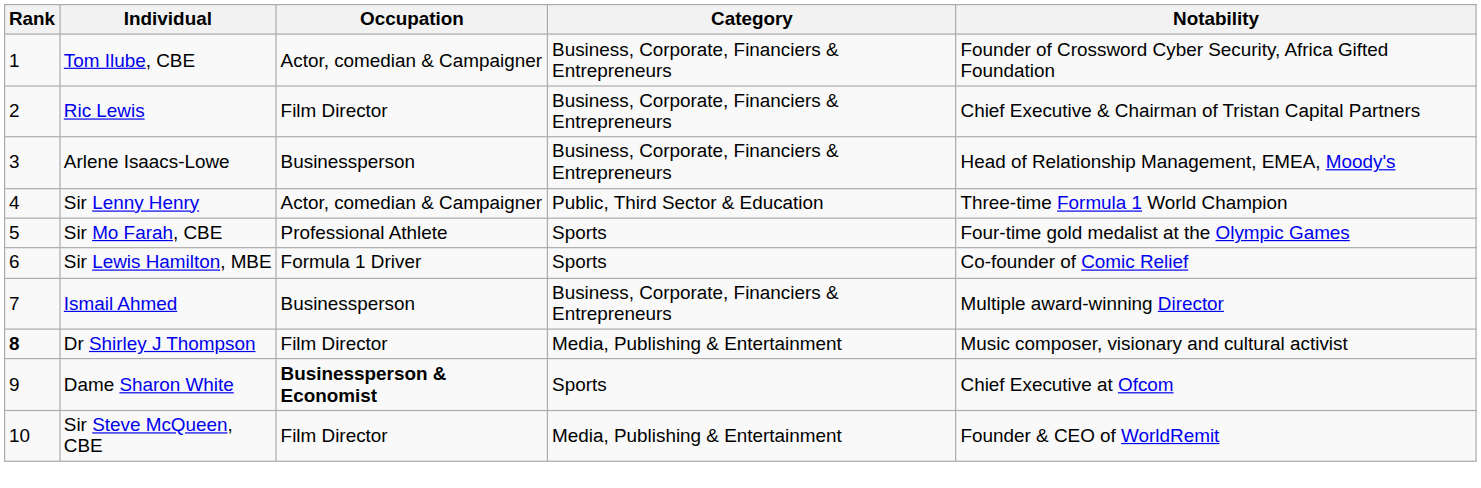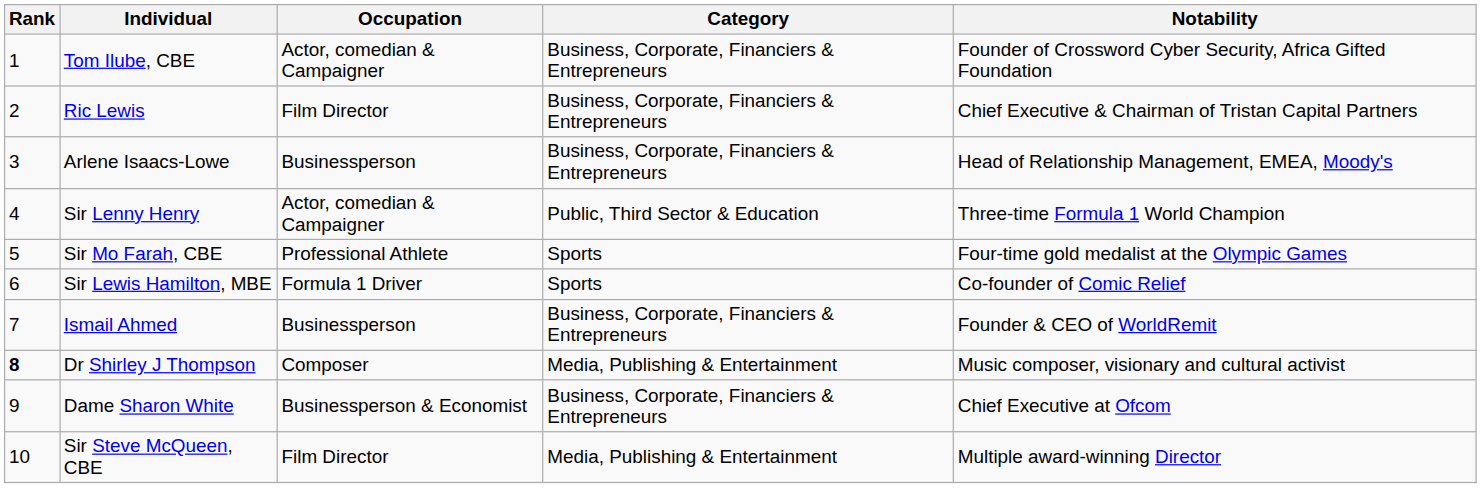(1092, 303) Multiple award-winning Director -> (1087, 324) Founder & CEO of WorldRemit
(334, 343) Film Director -> (325, 365) Composer
(364, 384) bold -> (404, 405) normal
(579, 384) Sports -> (691, 405) Business, Corporate, Financiers & Entrepreneurs
(1090, 435) Founder & CEO of WorldRemit -> (1089, 456) Multiple award-winning Director
